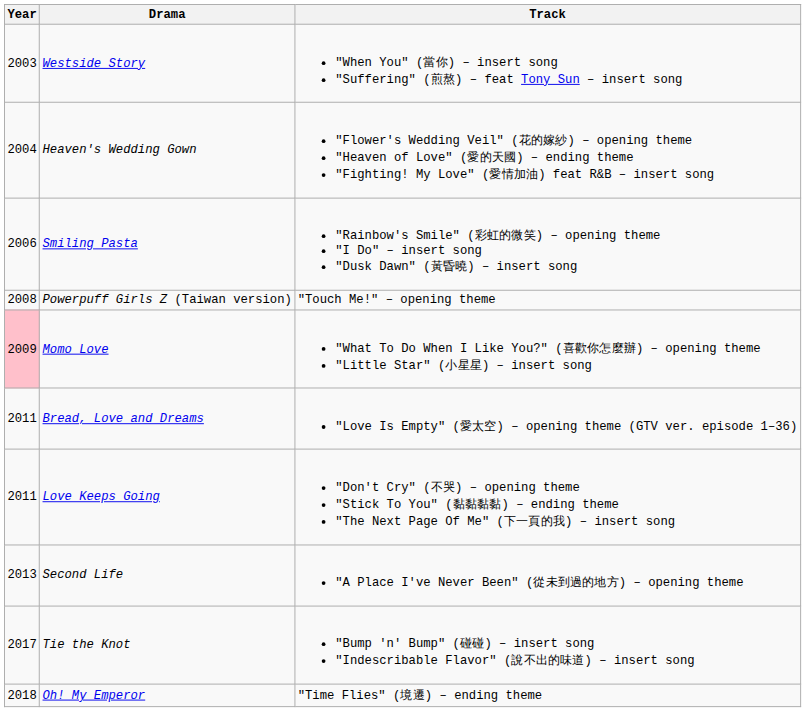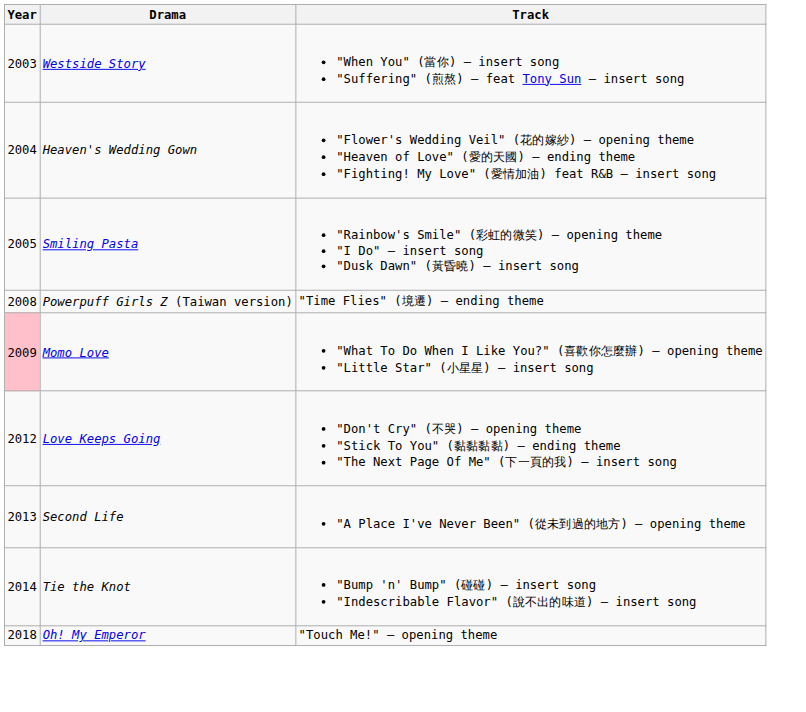(22, 244) 2006 -> (22, 244) 2005
(397, 300) "Touch Me!" – opening theme -> (421, 301) "Time Flies" (境遷) – ending theme
- row: (123, 419)
(22, 497) 2011 -> (22, 438) 2012
(22, 645) 2017 -> (22, 586) 2014
(420, 696) "Time Flies" (境遷) – ending theme -> (398, 635) "Touch Me!" – opening theme
